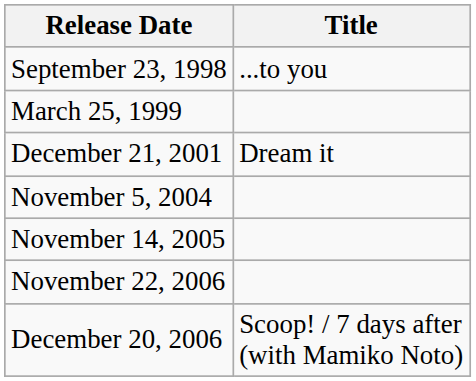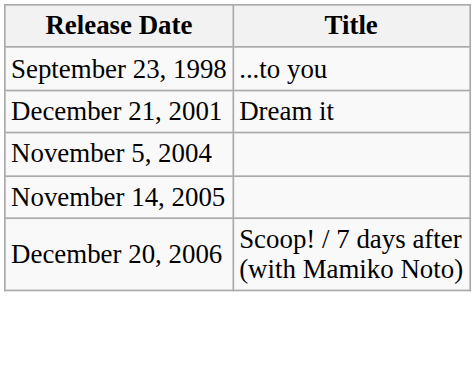- row: (97, 111)
- row: (118, 281)
